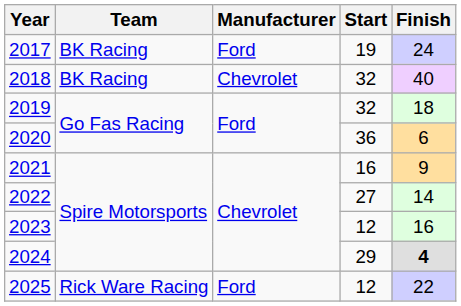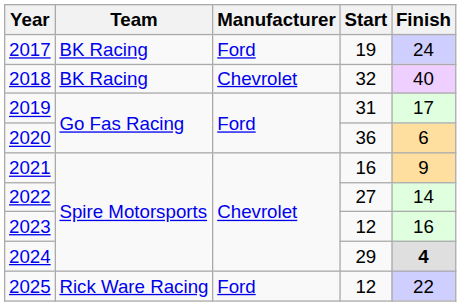(366, 109) 32 -> (366, 109) 31
(423, 109) 18 -> (423, 109) 17
